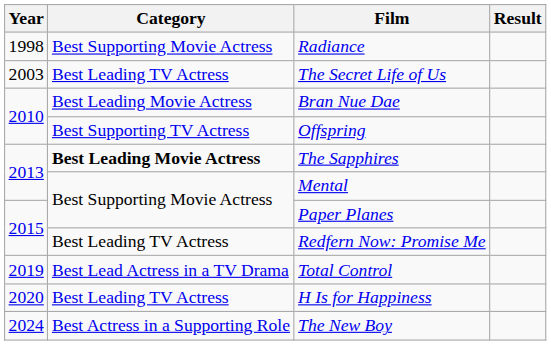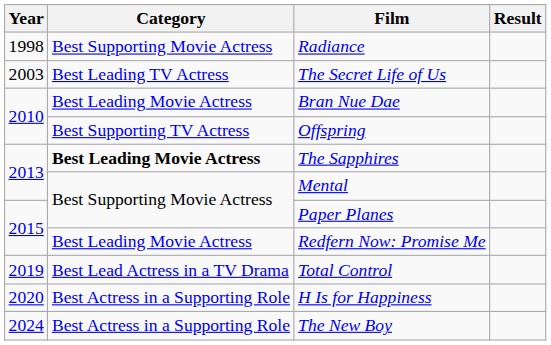(140, 241) Best Leading TV Actress -> (152, 241) Best Leading Movie Actress
(140, 297) Best Leading TV Actress -> (171, 297) Best Actress in a Supporting Role
